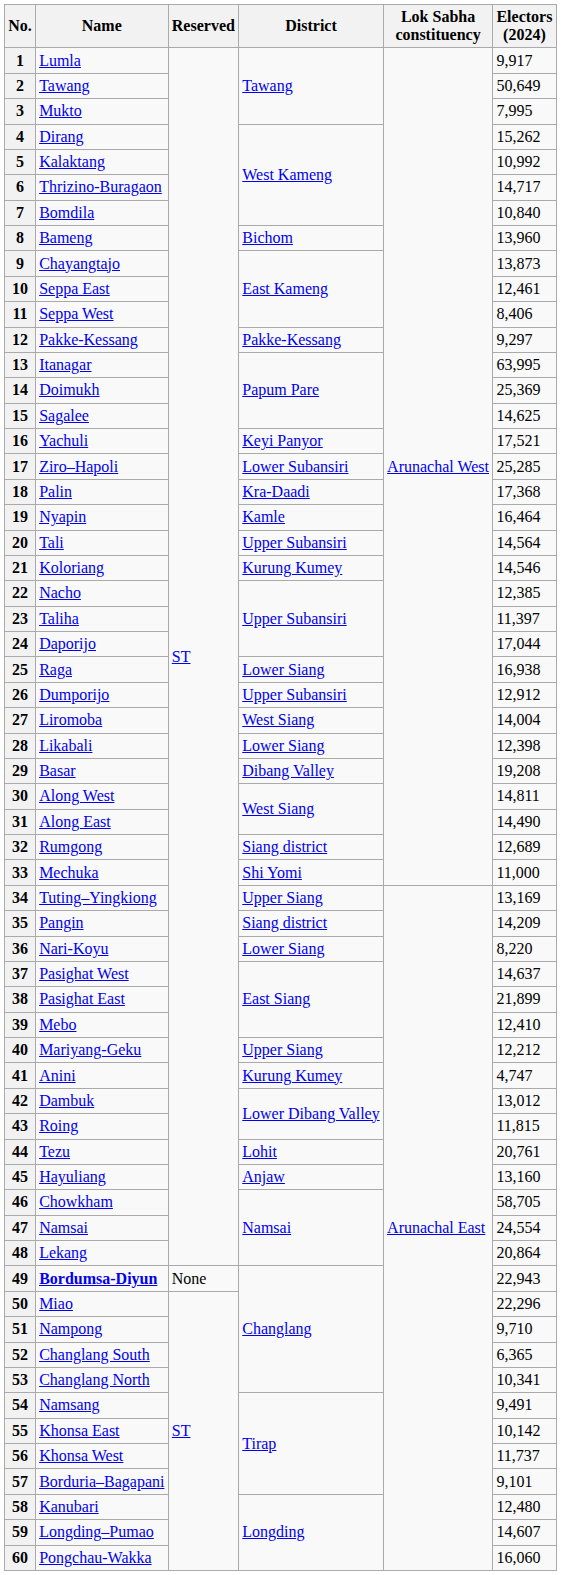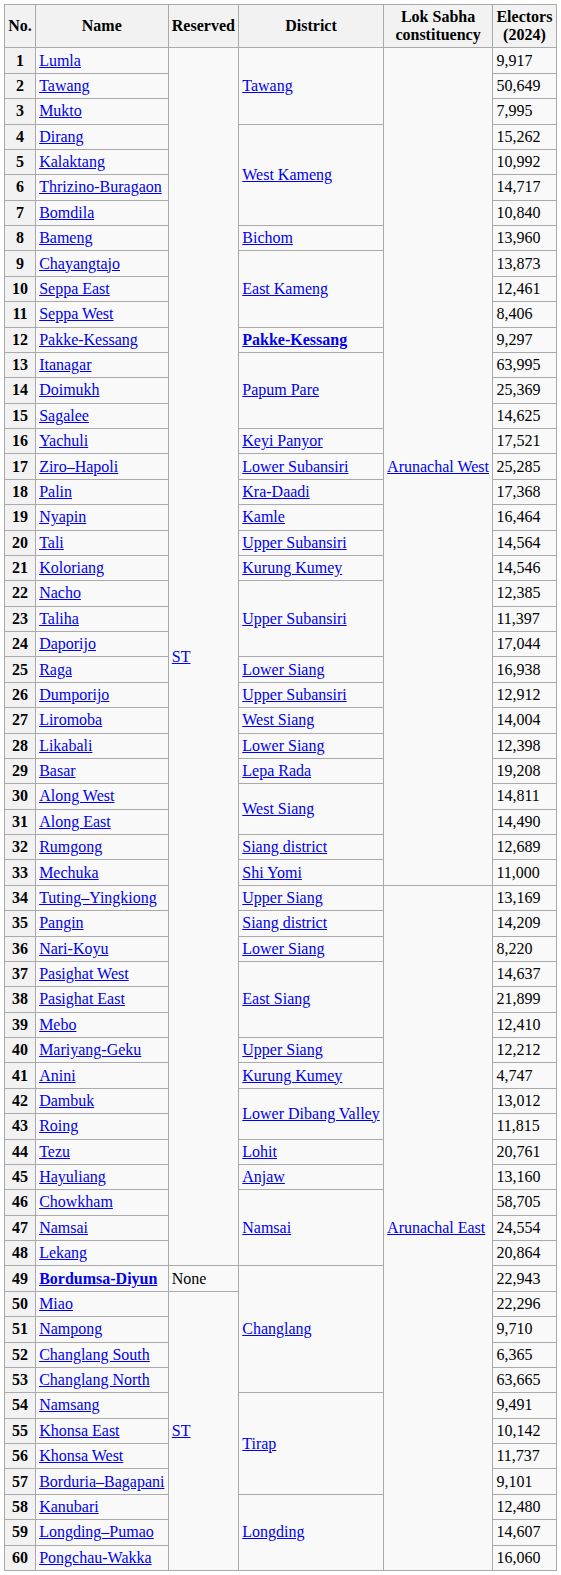(292, 339) normal -> (295, 339) bold
(288, 771) Dibang Valley -> (277, 771) Lepa Rada
(518, 1380) 10,341 -> (518, 1380) 63,665
